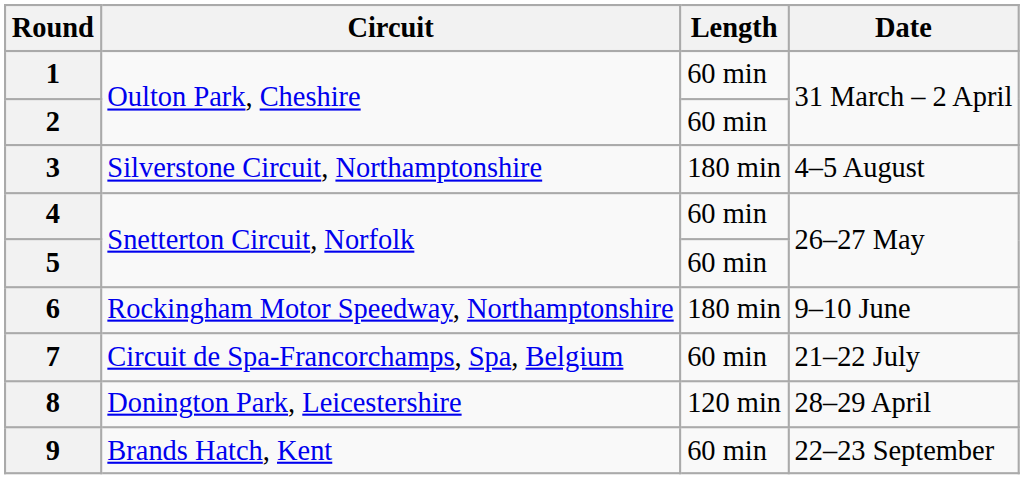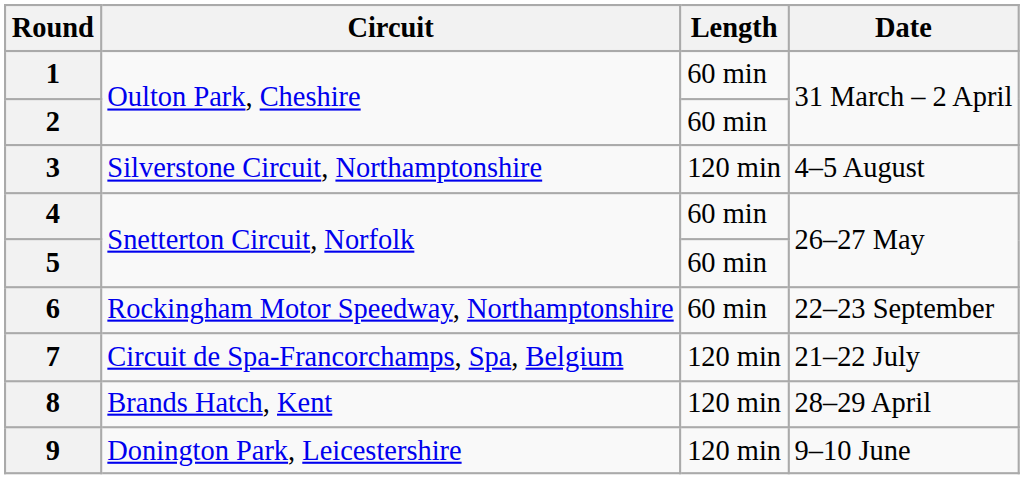(734, 168) 180 min -> (734, 168) 120 min
(734, 308) 180 min -> (727, 308) 60 min
(853, 308) 9–10 June -> (894, 308) 22–23 September
(727, 355) 60 min -> (734, 355) 120 min
(284, 402) Donington Park, Leicestershire -> (220, 402) Brands Hatch, Kent
(220, 449) Brands Hatch, Kent -> (284, 449) Donington Park, Leicestershire
(727, 449) 60 min -> (734, 449) 120 min
(894, 449) 22–23 September -> (853, 449) 9–10 June
